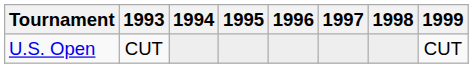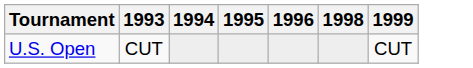- column: (343, 19)
